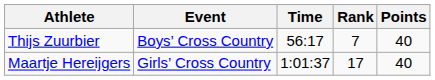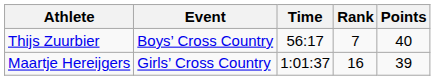(355, 64) 17 -> (355, 64) 16
(404, 64) 40 -> (404, 64) 39
